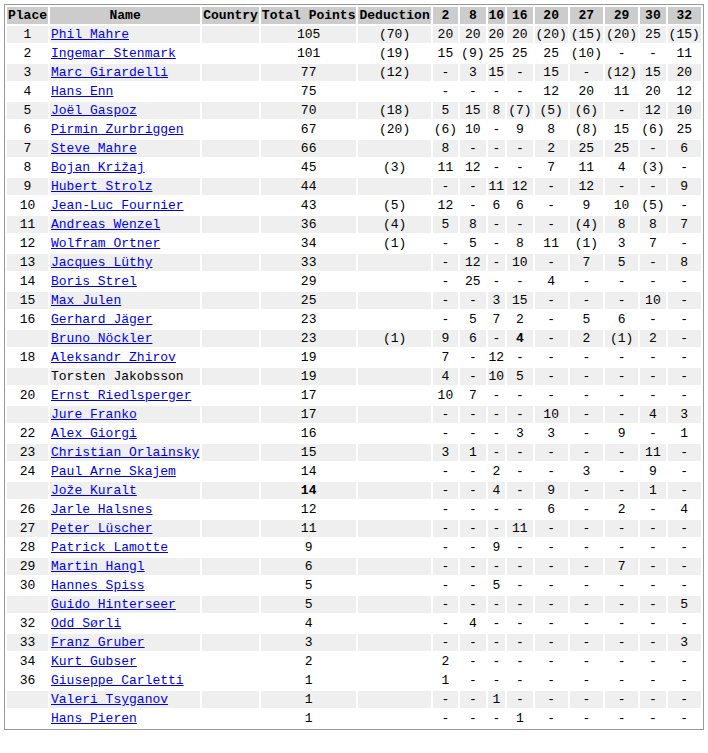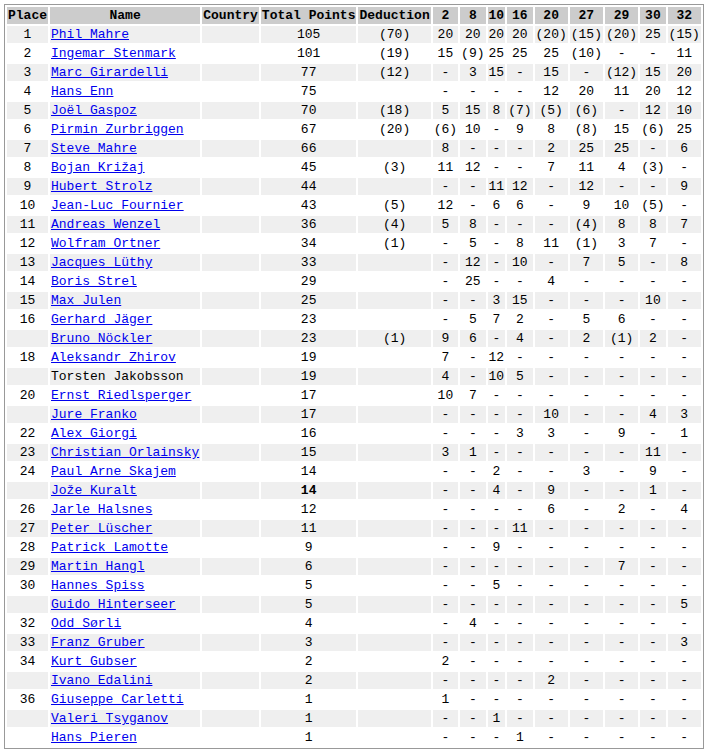(520, 338) bold -> (520, 338) normal
+ row: (102, 680)
